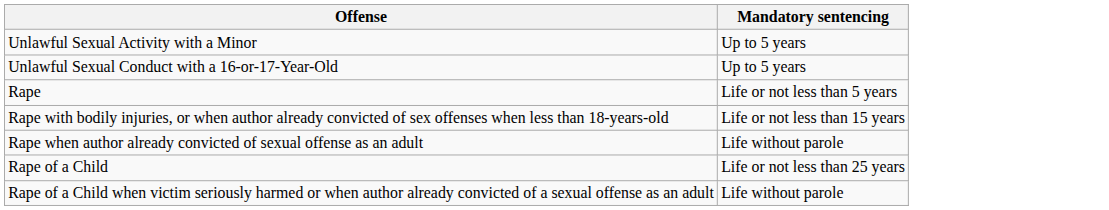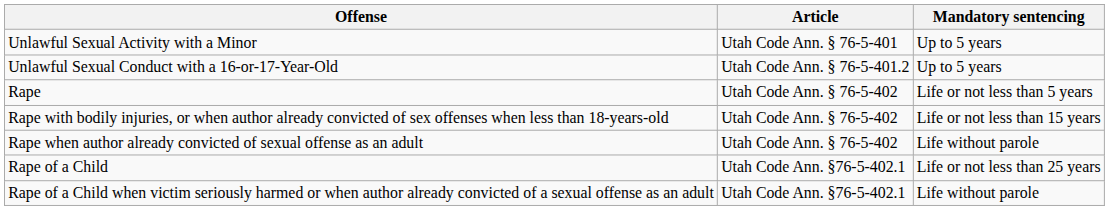+ column: (815, 17)
